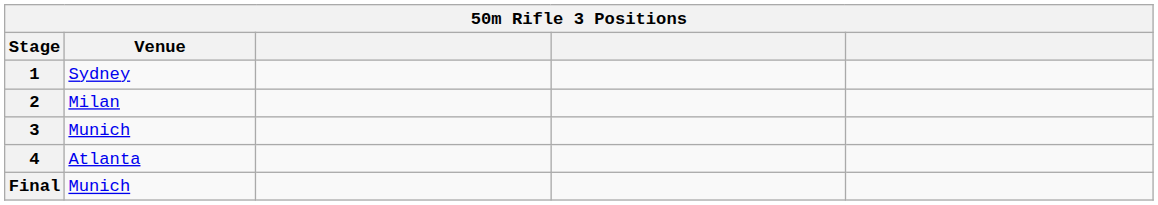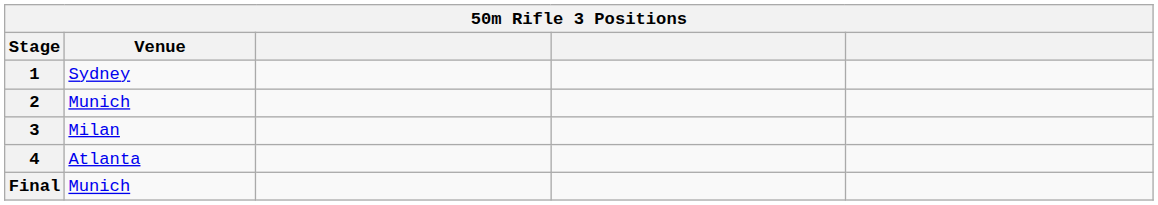(94, 103) Milan -> (99, 103) Munich
(99, 131) Munich -> (94, 131) Milan
